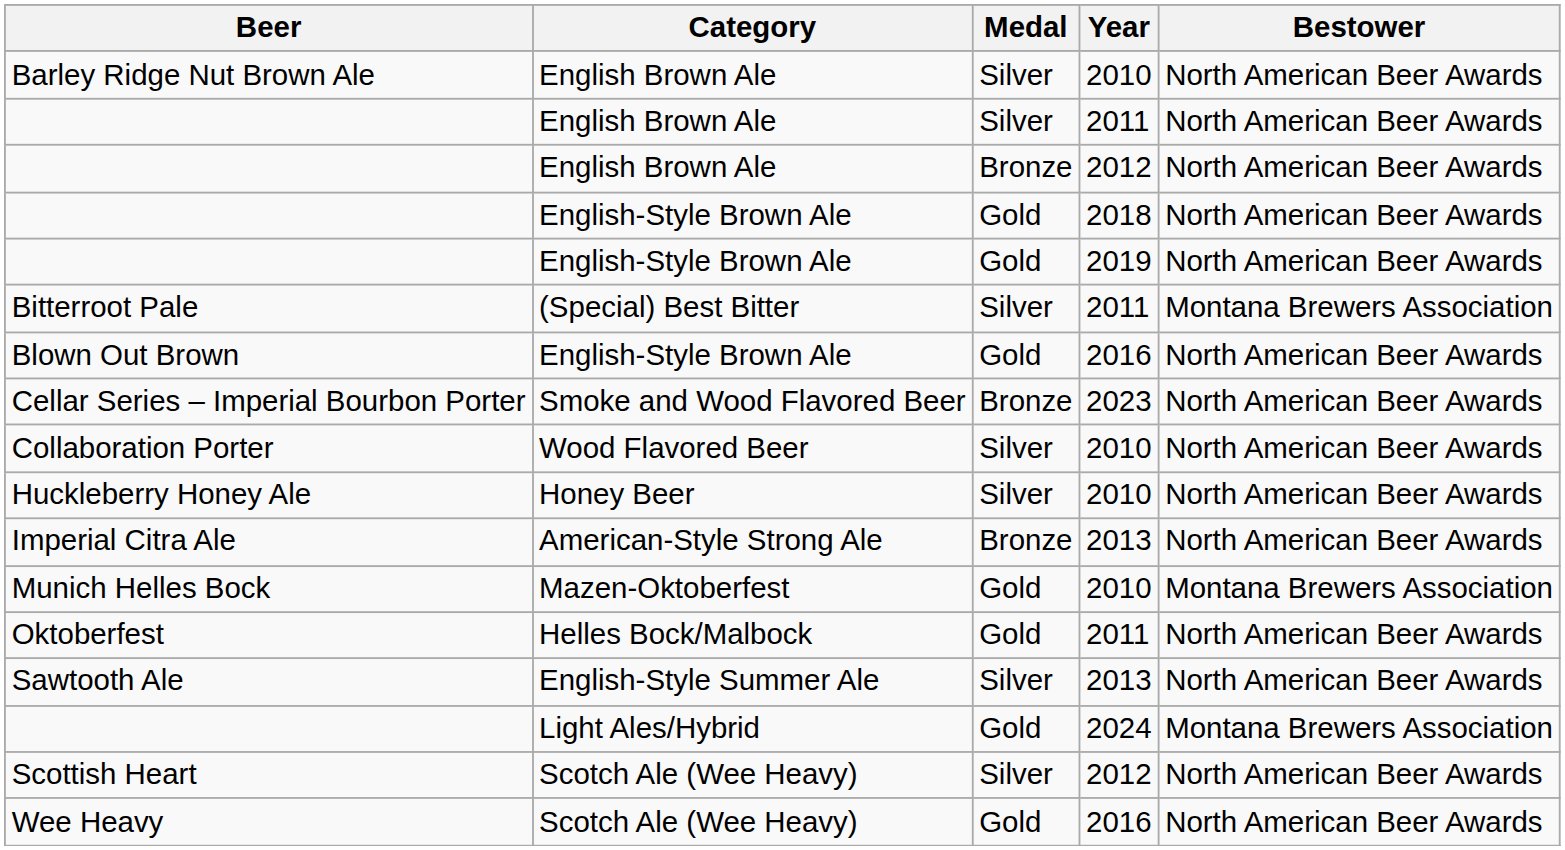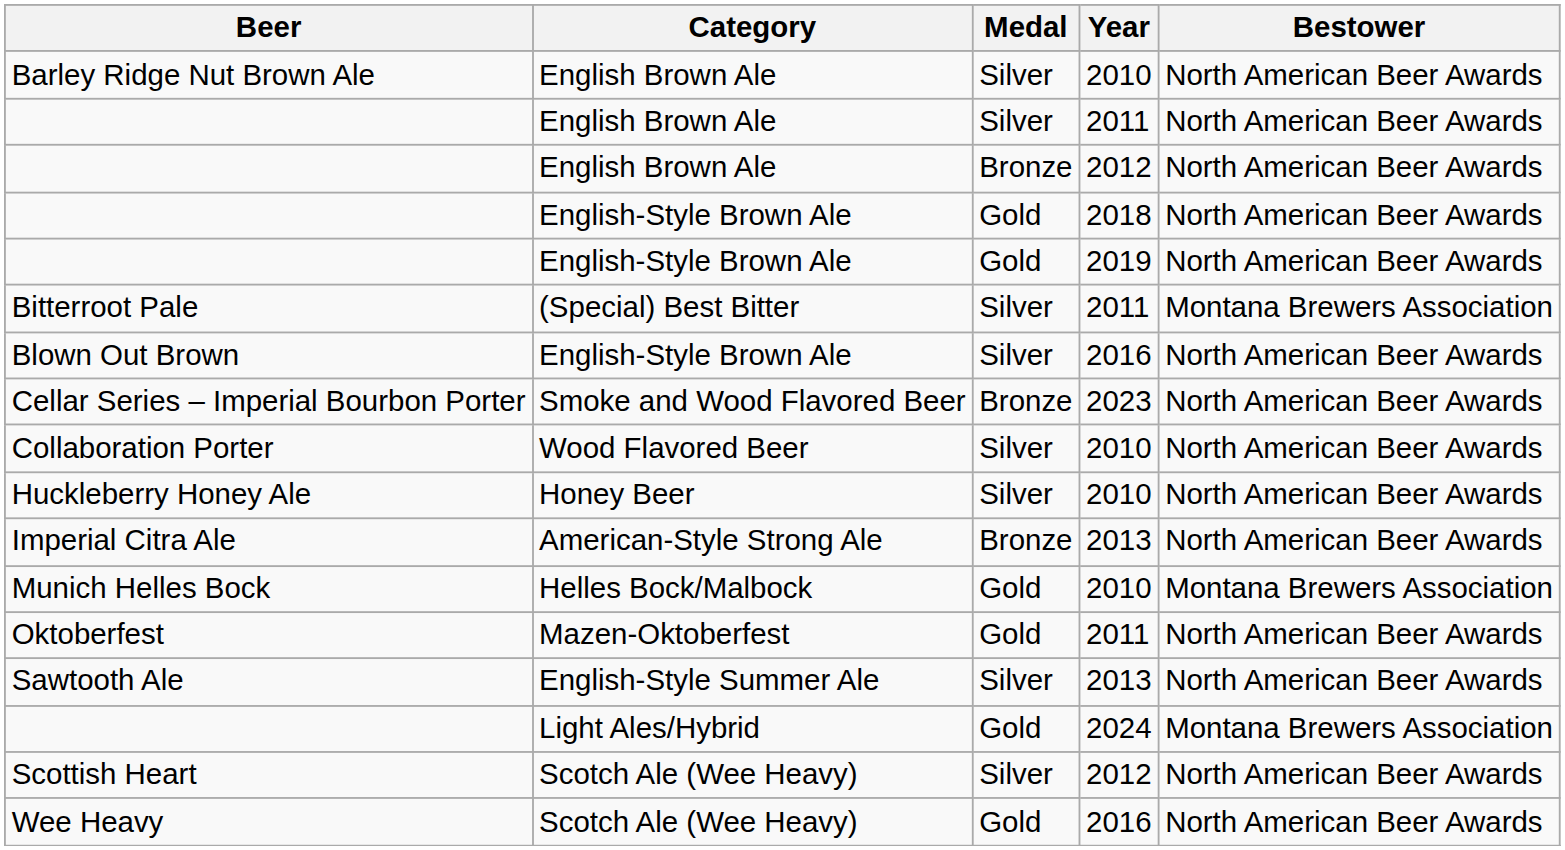(1010, 354) Gold -> (1016, 354) Silver
(664, 588) Mazen-Oktoberfest -> (676, 588) Helles Bock/Malbock
(676, 634) Helles Bock/Malbock -> (664, 634) Mazen-Oktoberfest
